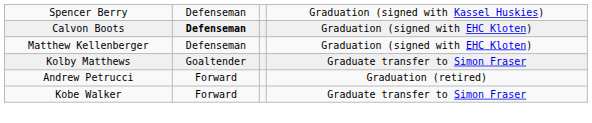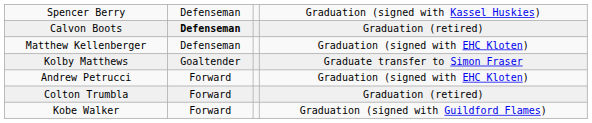(427, 29) Graduation (signed with EHC Kloten) -> (423, 29) Graduation (retired)
(427, 78) Graduation (retired) -> (423, 78) Graduation (signed with EHC Kloten)
+ row: (86, 94)
(427, 94) Graduate transfer to Simon Fraser -> (423, 110) Graduation (signed with Guildford Flames)
